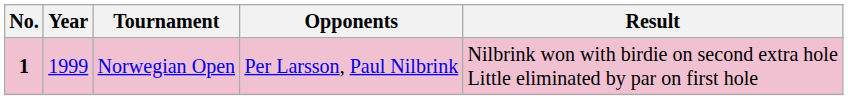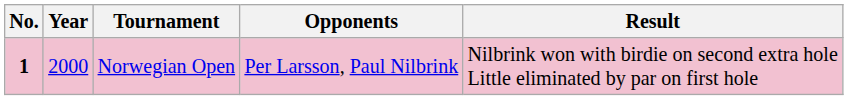(68, 66) 1999 -> (68, 66) 2000
